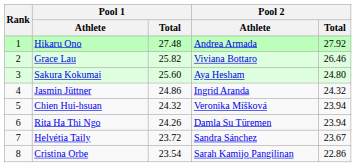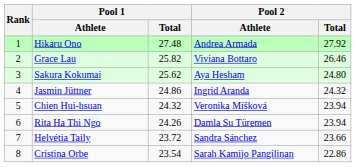(170, 75) 25.60 -> (170, 75) 25.62
(335, 138) 23.67 -> (335, 138) 23.66
